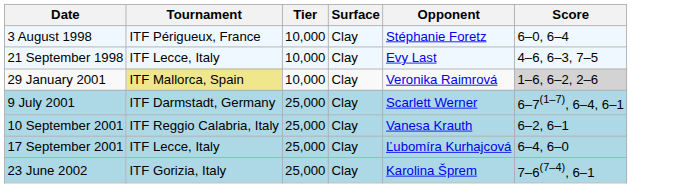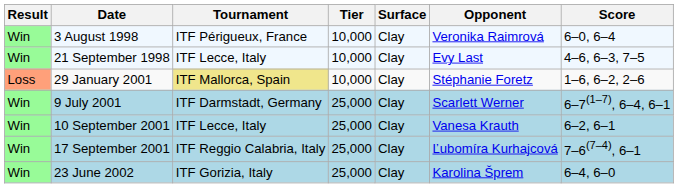+ column: (28, 14)
(436, 36) Stéphanie Foretz -> (488, 36) Veronika Raimrová
(442, 78) Veronika Raimrová -> (483, 78) Stéphanie Foretz
(558, 78) lightgrey background -> (604, 78) no background
(204, 125) ITF Reggio Calabria, Italy -> (221, 125) ITF Lecce, Italy
(175, 146) ITF Lecce, Italy -> (251, 148) ITF Reggio Calabria, Italy
(543, 146) 6–4, 6–0 -> (602, 148) 7–6(7–4), 6–1
(556, 169) 7–6(7–4), 6–1 -> (590, 171) 6–4, 6–0
